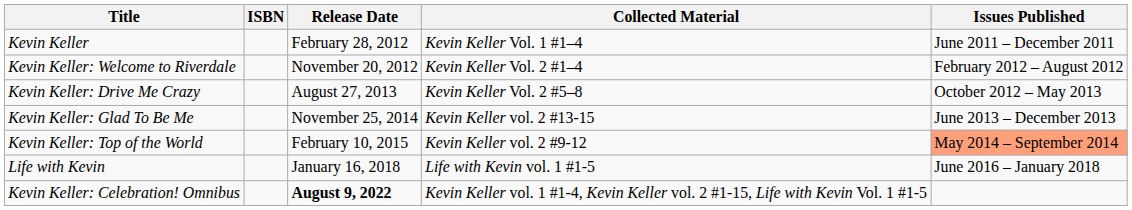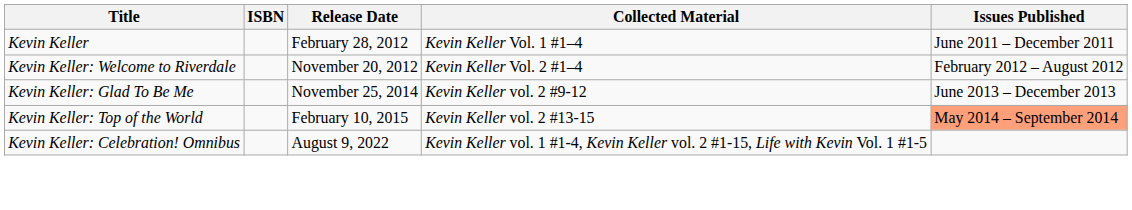- row: (104, 92)
(510, 117) Kevin Keller vol. 2 #13-15 -> (506, 92) Kevin Keller vol. 2 #9-12
(506, 142) Kevin Keller vol. 2 #9-12 -> (510, 117) Kevin Keller vol. 2 #13-15
- row: (57, 167)
(342, 192) bold -> (340, 142) normal
